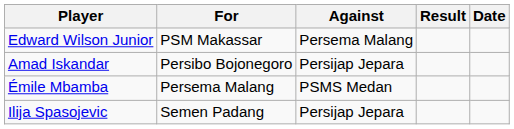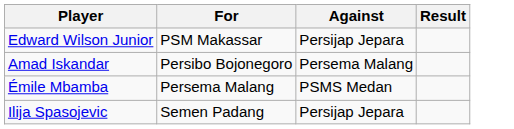- column: (489, 16)
(356, 40) Persema Malang -> (352, 40) Persijap Jepara
(352, 64) Persijap Jepara -> (356, 64) Persema Malang
